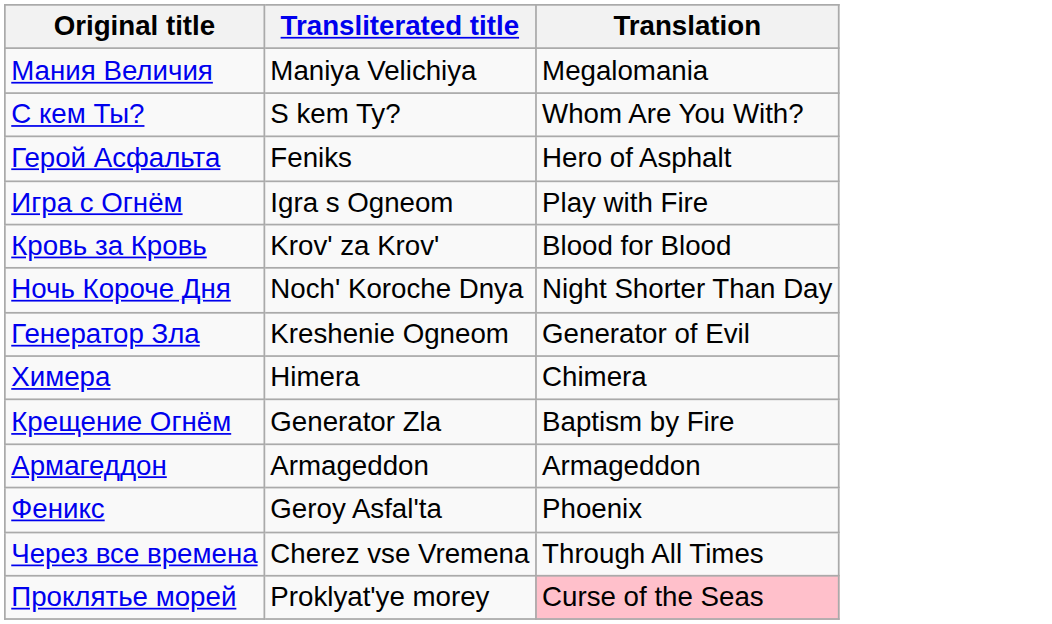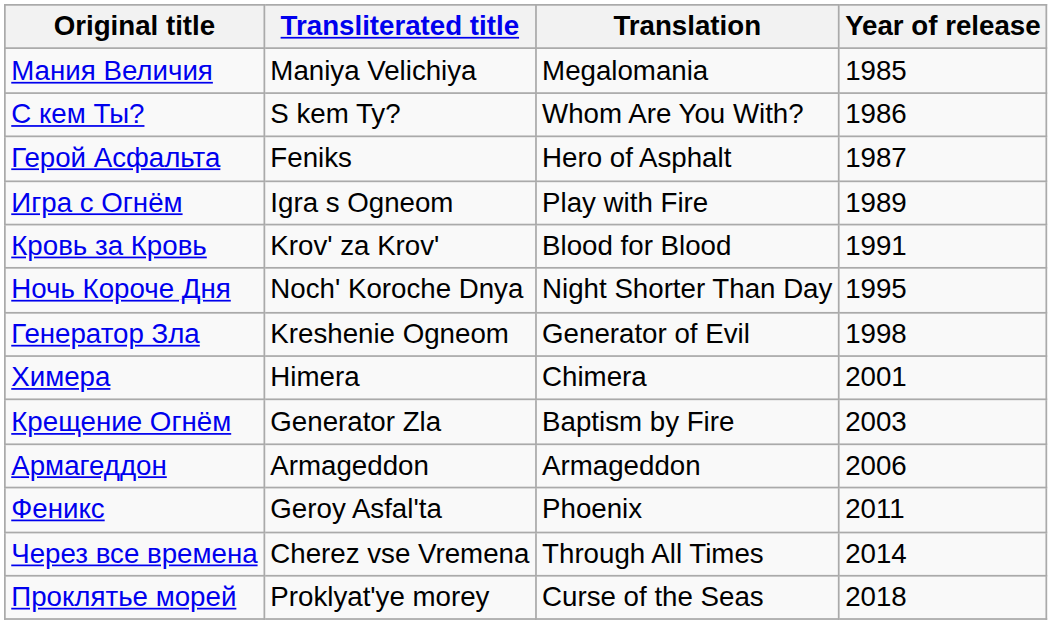+ column: (943, 26)
(653, 597) pink background -> (653, 597) no background
